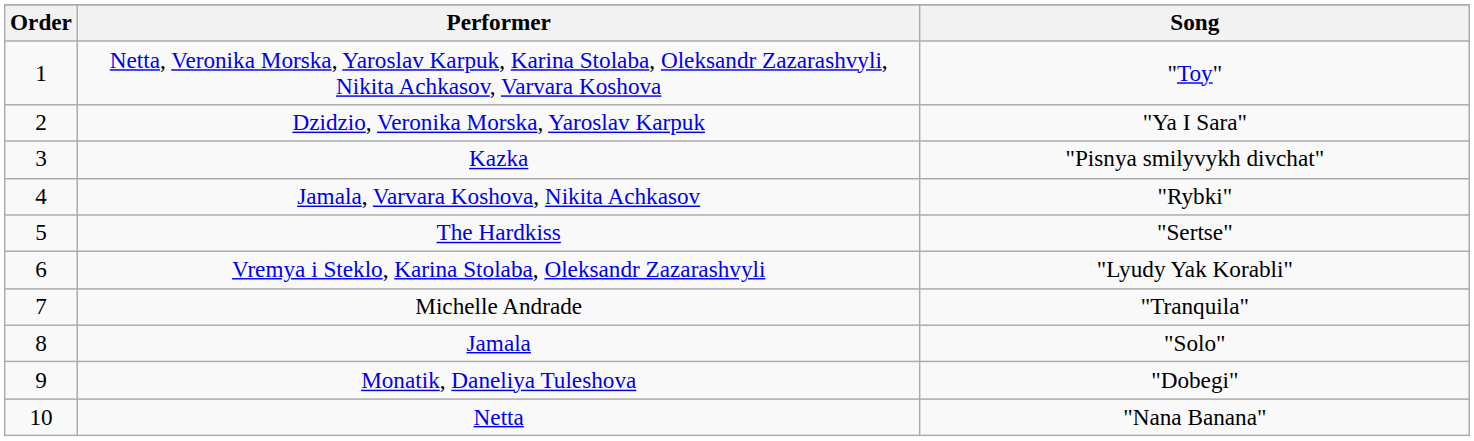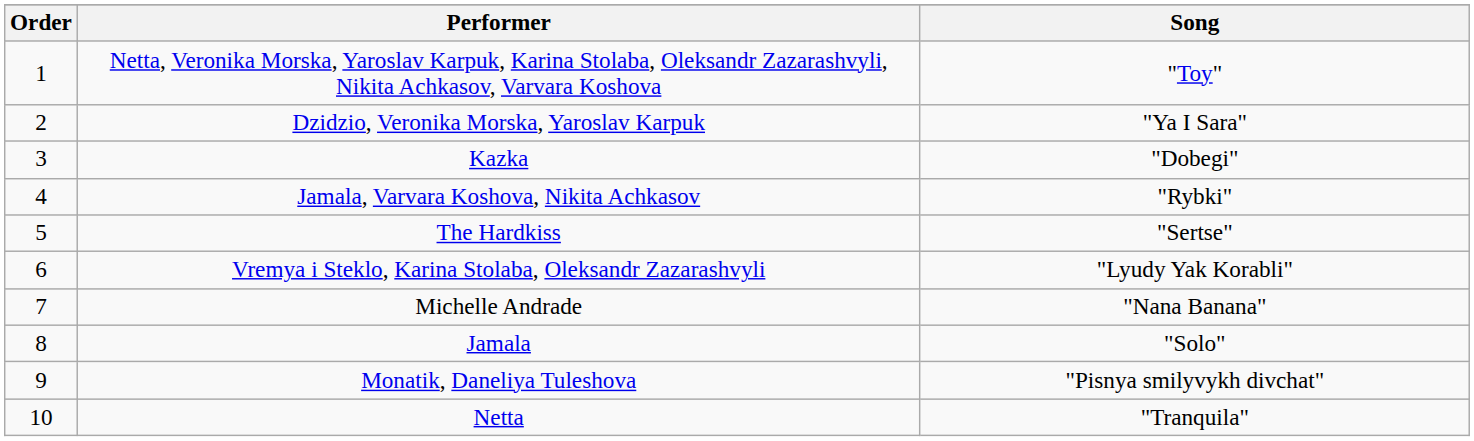(1195, 159) "Pisnya smilyvykh divchat" -> (1195, 159) "Dobegi"
(1195, 306) "Tranquila" -> (1195, 306) "Nana Banana"
(1195, 380) "Dobegi" -> (1195, 380) "Pisnya smilyvykh divchat"
(1195, 416) "Nana Banana" -> (1195, 416) "Tranquila"
